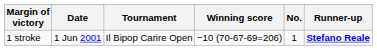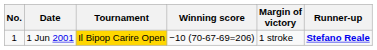columns swapped: (294, 17) <-> (28, 17)
(149, 38) no background -> (122, 38) gold background
